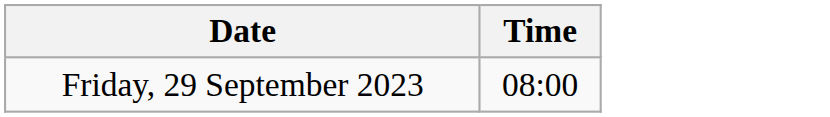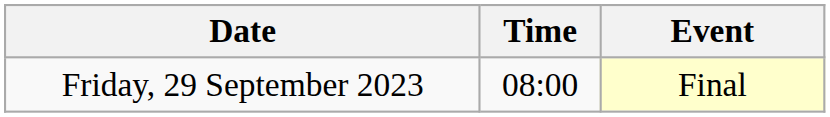+ column: (712, 31)
